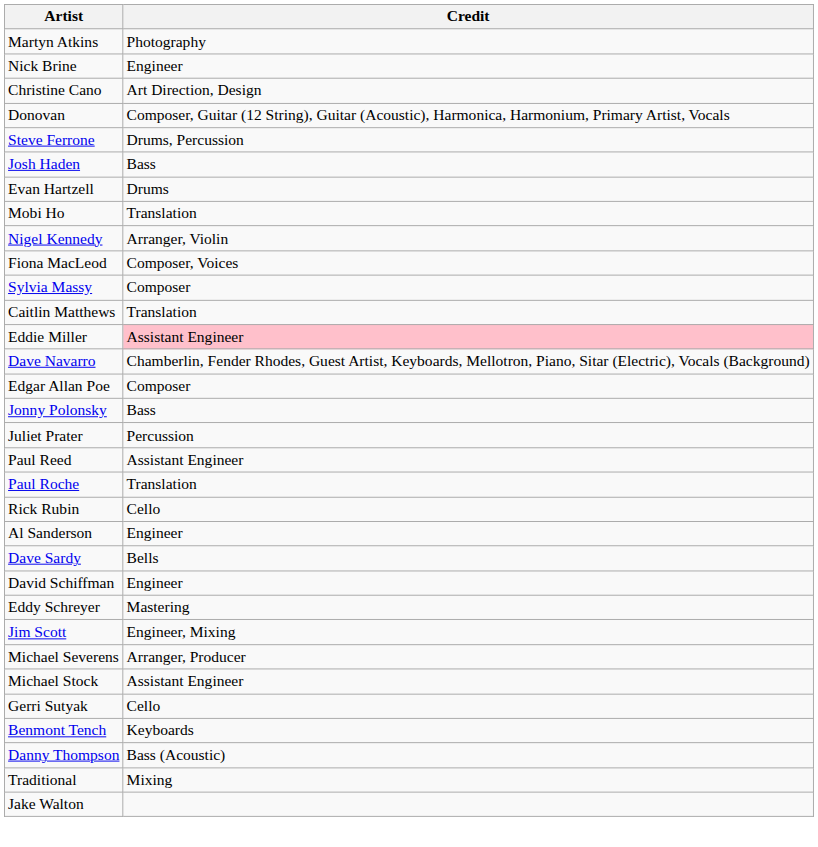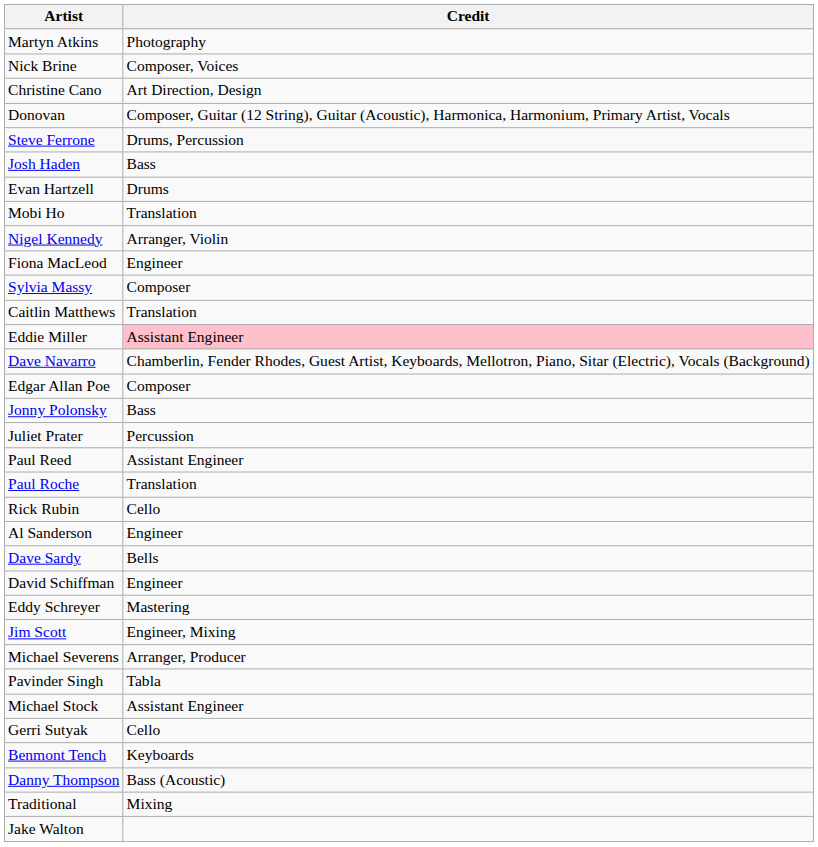(155, 66) Engineer -> (182, 66) Composer, Voices
(182, 262) Composer, Voices -> (155, 262) Engineer
+ row: (56, 681)
